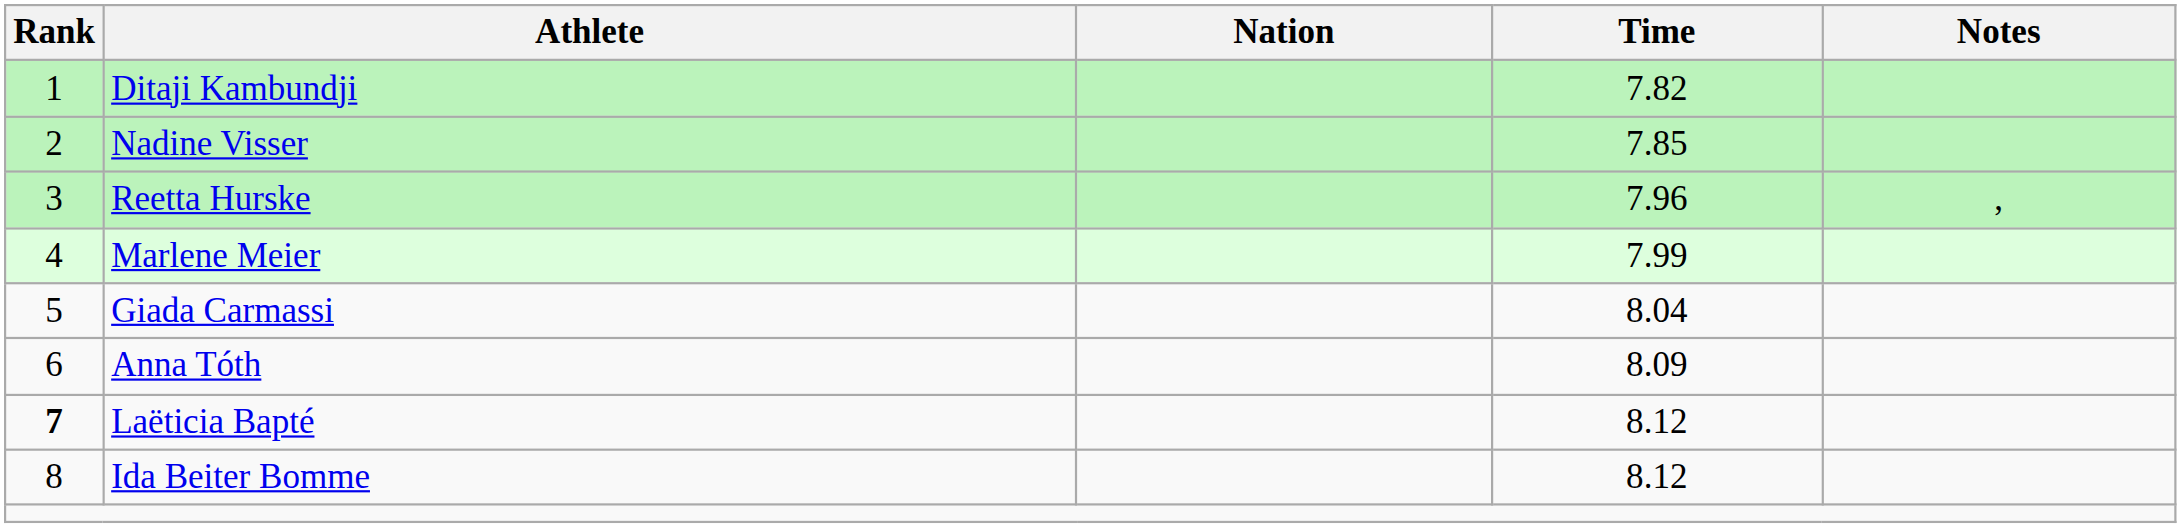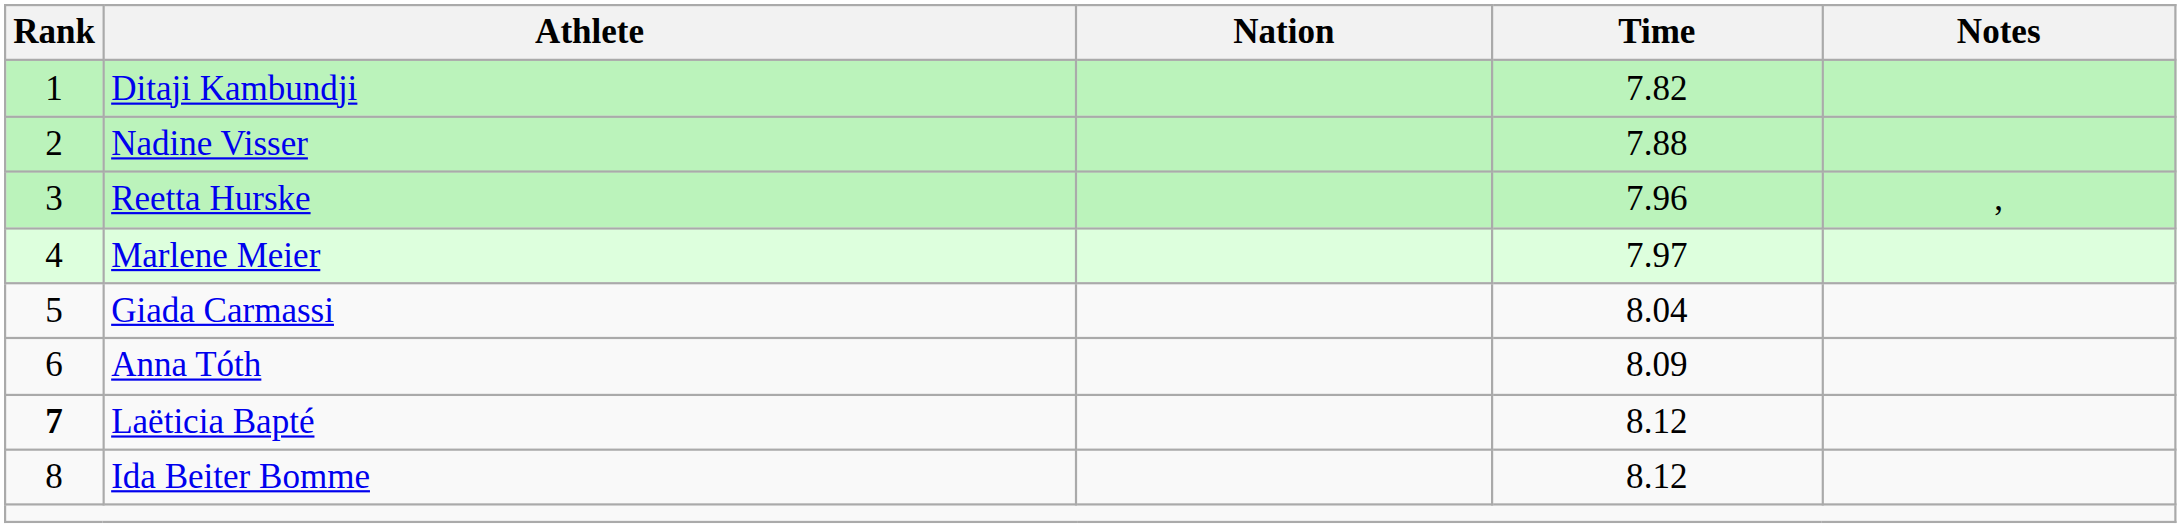(1657, 143) 7.85 -> (1657, 143) 7.88
(1657, 254) 7.99 -> (1657, 254) 7.97
